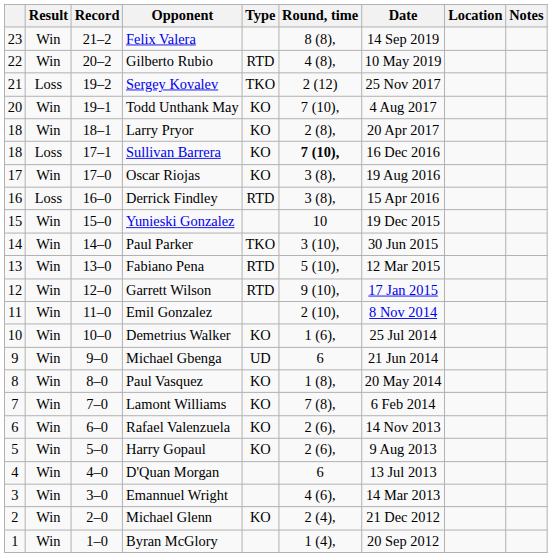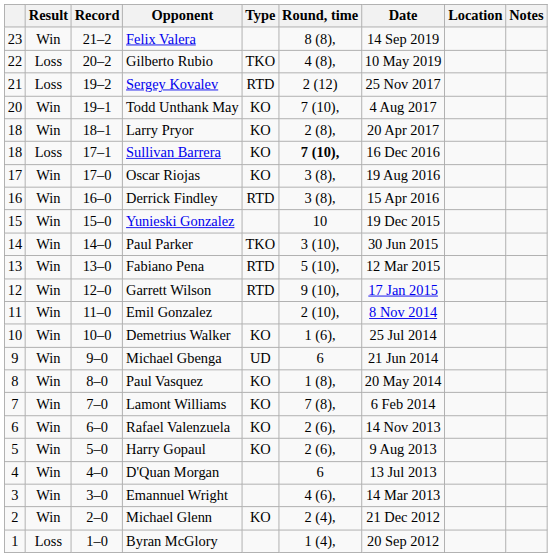(48, 61) Win -> (48, 61) Loss
(260, 61) RTD -> (260, 61) TKO
(260, 84) TKO -> (260, 84) RTD
(48, 198) Loss -> (48, 198) Win
(48, 541) Win -> (48, 541) Loss
